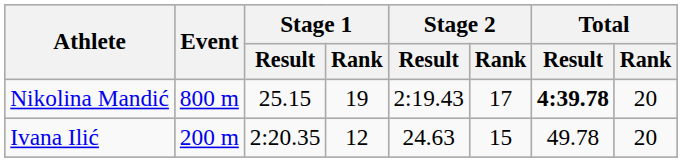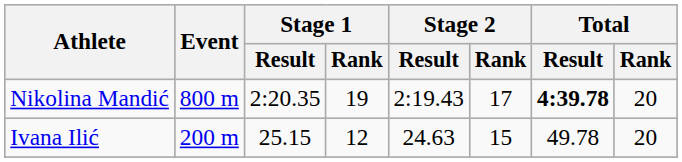(285, 99) 25.15 -> (285, 99) 2:20.35
(285, 137) 2:20.35 -> (285, 137) 25.15
